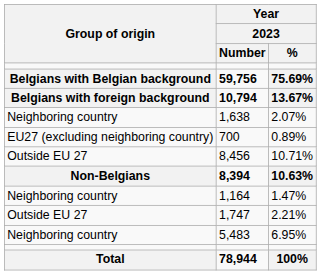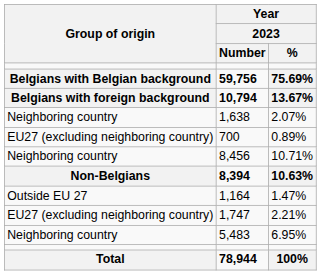(47, 156) Outside EU 27 -> (62, 156) Neighboring country
(62, 195) Neighboring country -> (47, 195) Outside EU 27
(47, 215) Outside EU 27 -> (110, 215) EU27 (excluding neighboring country)
